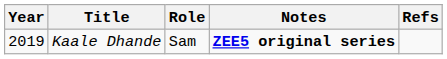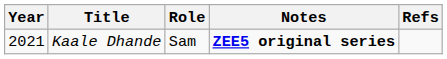(26, 42) 2019 -> (26, 42) 2021
